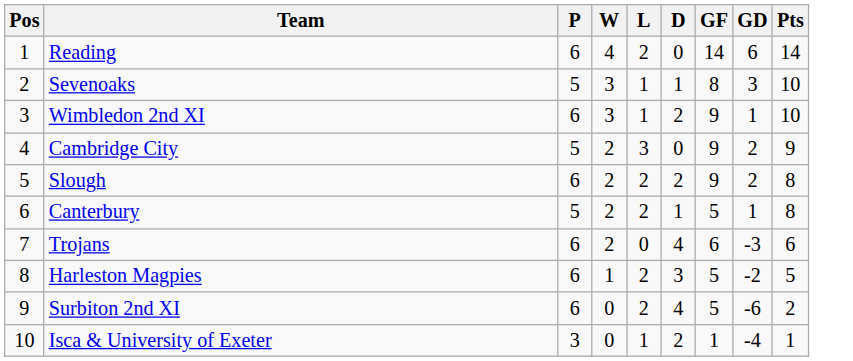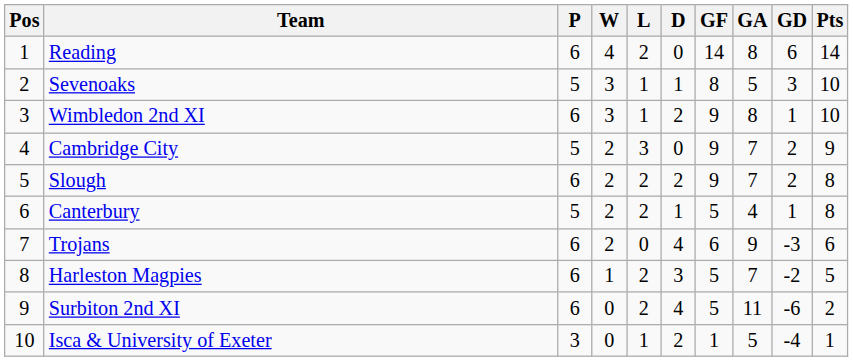+ column: (752, 20)
